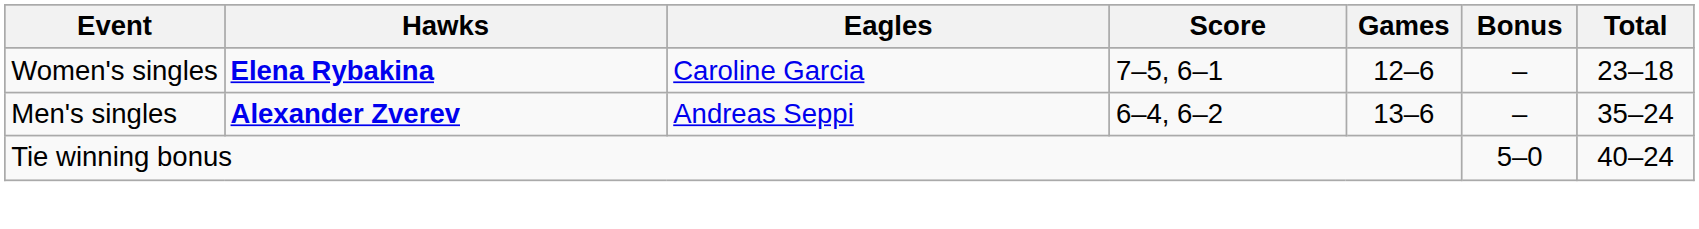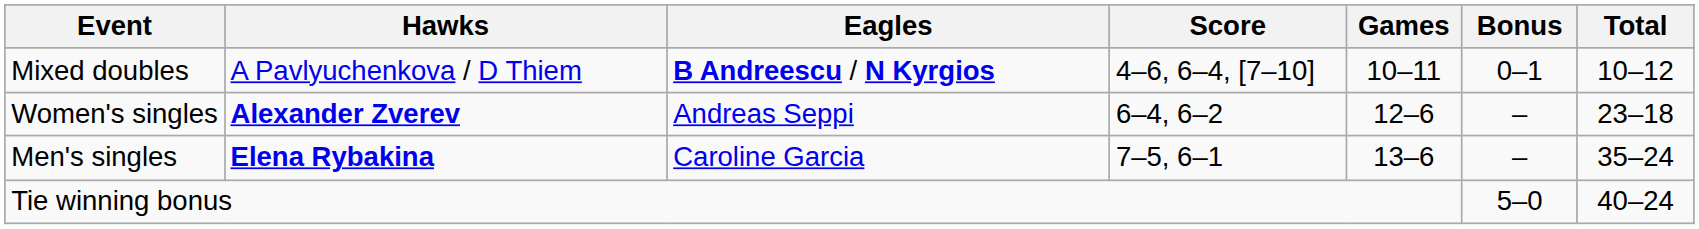+ row: (100, 69)
(332, 69) Elena Rybakina -> (345, 113) Alexander Zverev
(769, 69) Caroline Garcia -> (763, 113) Andreas Seppi
(1169, 69) 7–5, 6–1 -> (1169, 113) 6–4, 6–2
(345, 113) Alexander Zverev -> (332, 157) Elena Rybakina
(763, 113) Andreas Seppi -> (769, 157) Caroline Garcia
(1169, 113) 6–4, 6–2 -> (1169, 157) 7–5, 6–1
